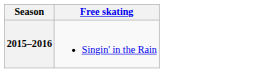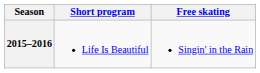+ column: (103, 12)
